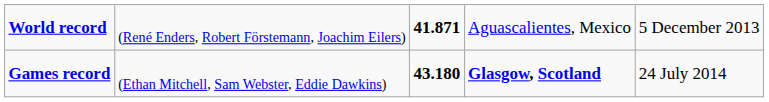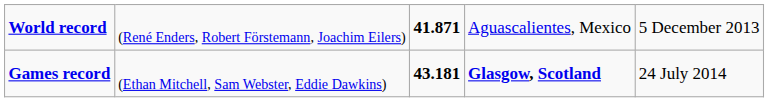(437, 73) 43.180 -> (437, 73) 43.181
